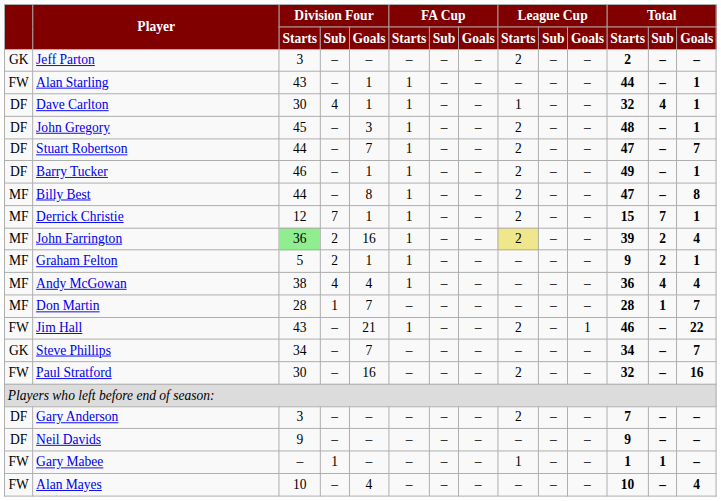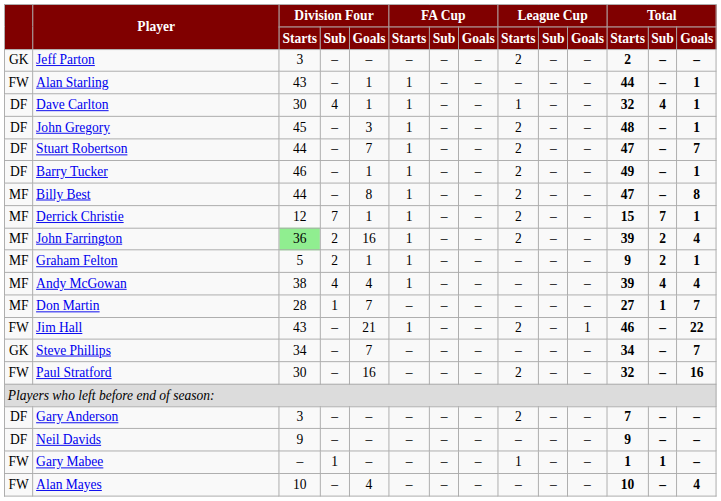(518, 239) khaki background -> (518, 239) no background
(628, 283) 36 -> (628, 283) 39
(628, 306) 28 -> (628, 306) 27
